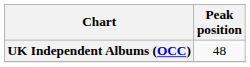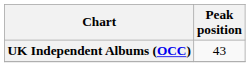(219, 51) 48 -> (219, 51) 43
